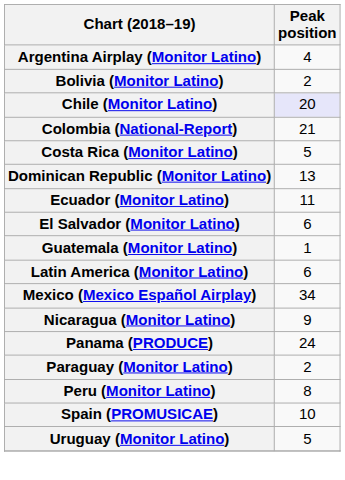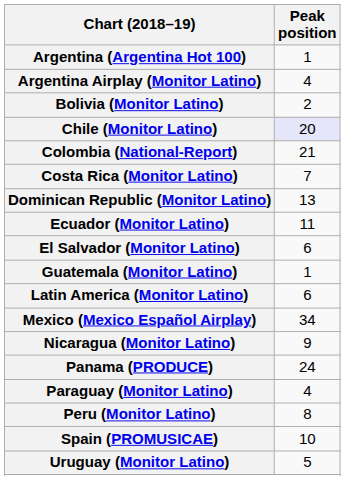+ row: (140, 57)
(307, 152) 5 -> (307, 176) 7
(307, 367) 2 -> (307, 391) 4
